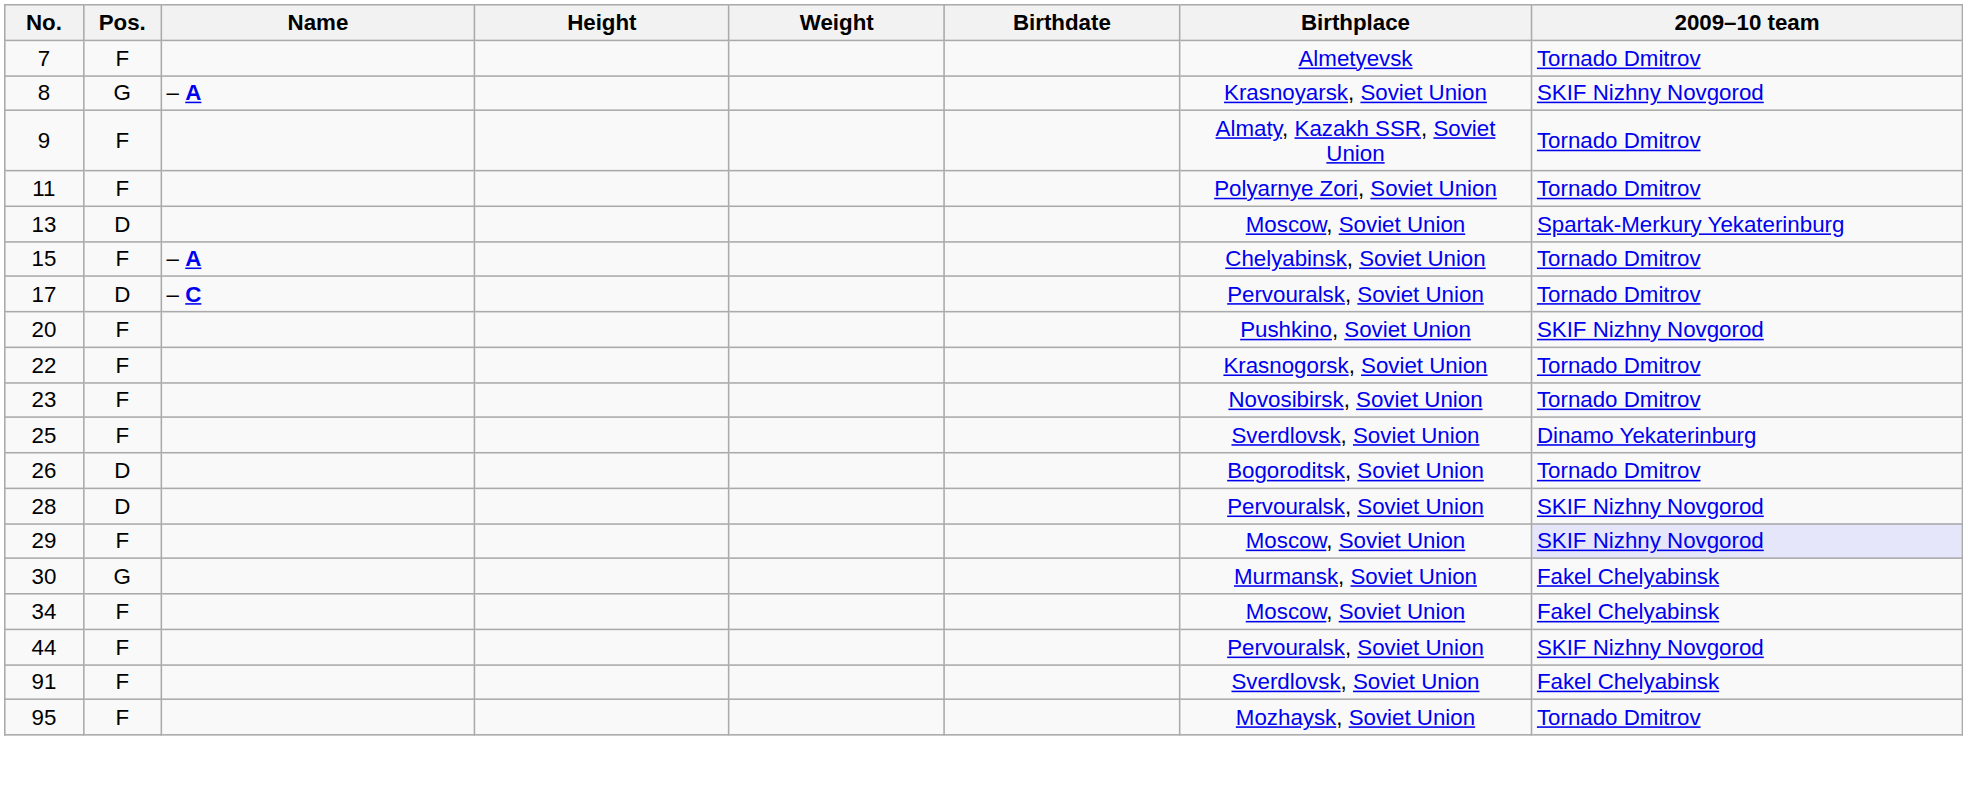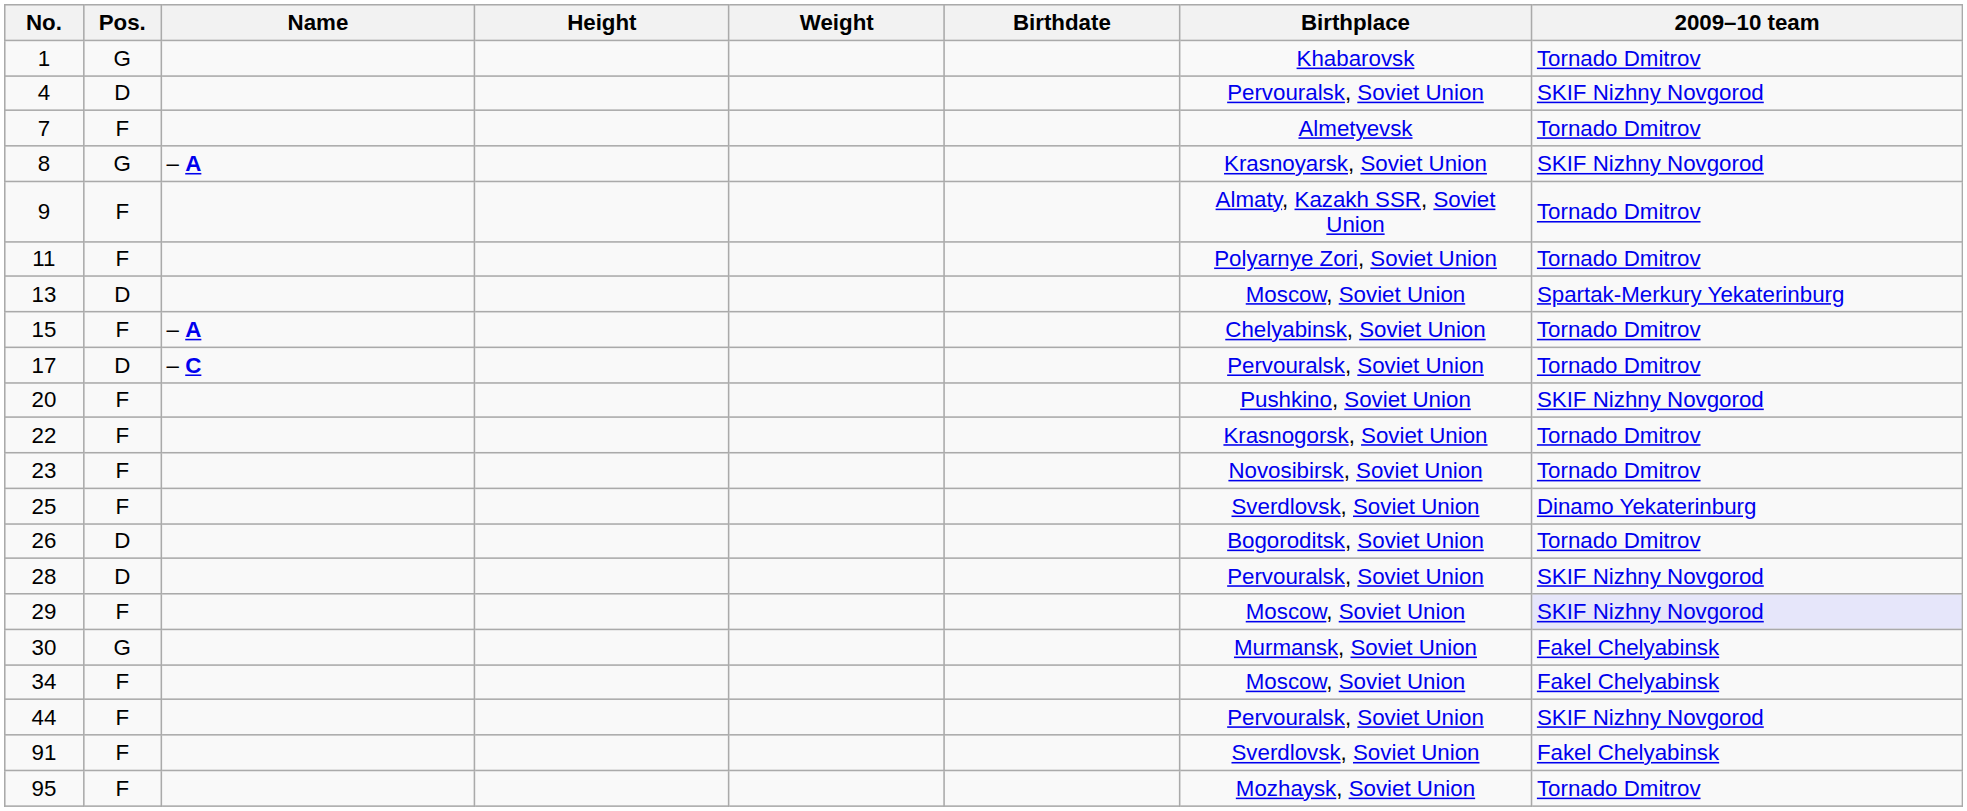+ row: (44, 58)
+ row: (44, 93)
